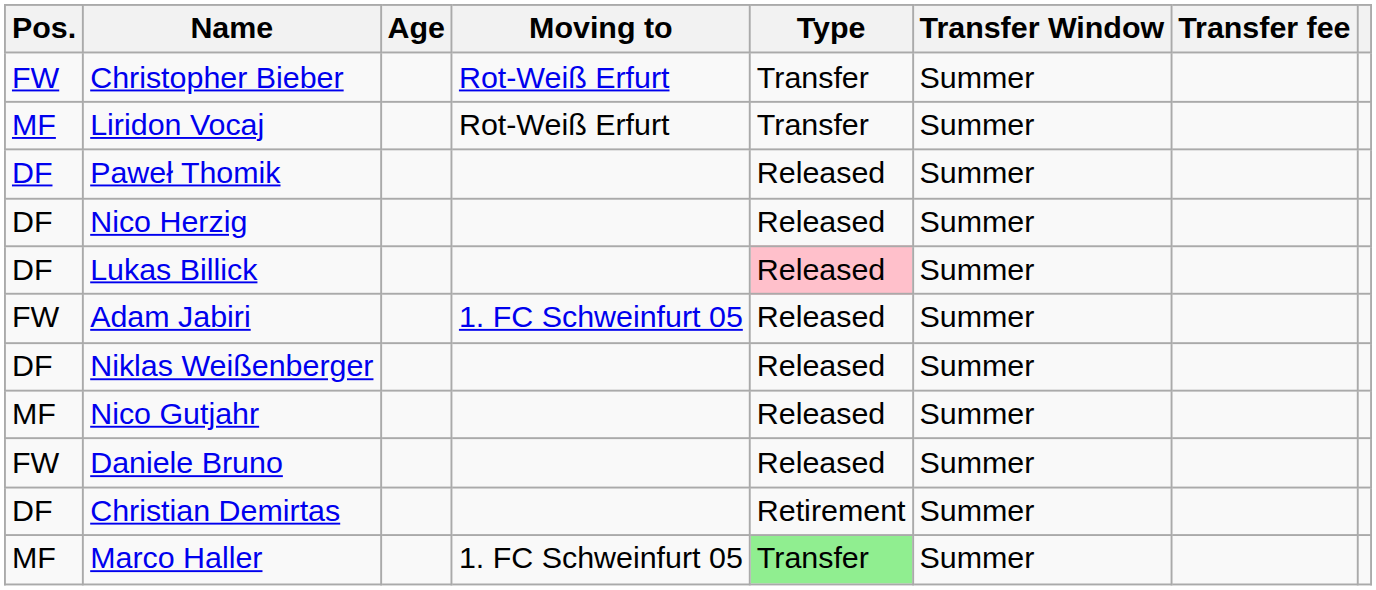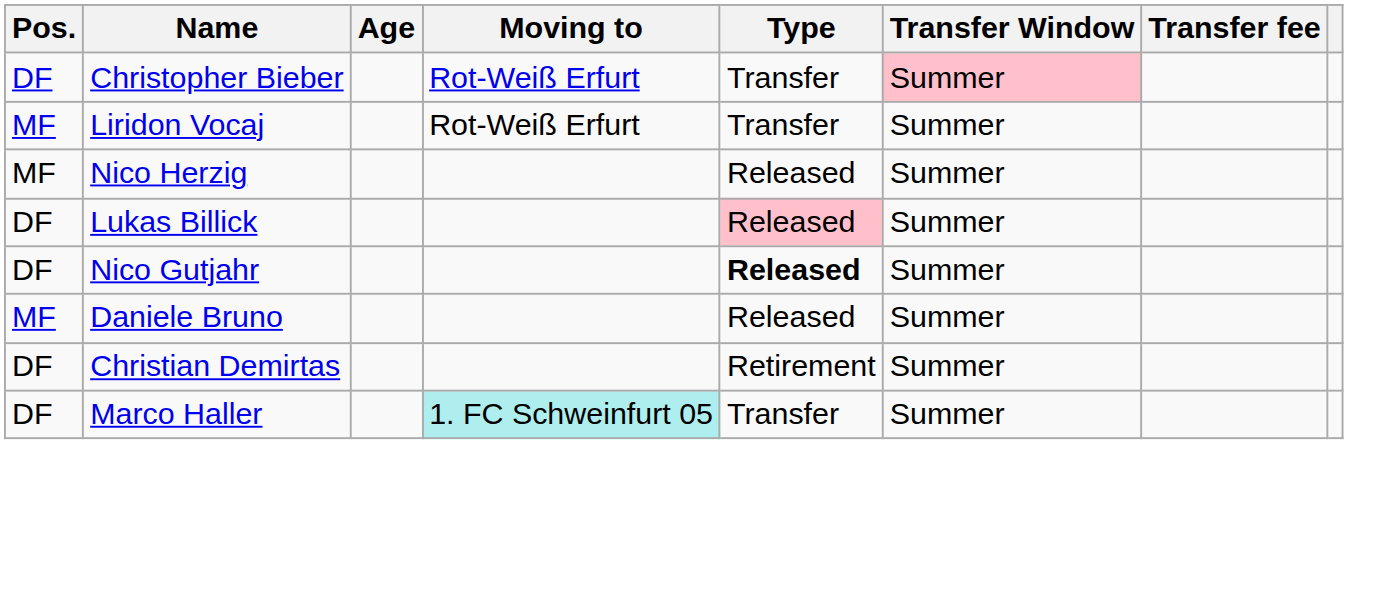(36, 76) FW -> (32, 76) DF
(977, 76) no background -> (947, 76) pink background
- row: (185, 173)
(32, 221) DF -> (34, 173) MF
- row: (170, 317)
- row: (232, 366)
(34, 414) MF -> (32, 269) DF
(821, 414) normal -> (794, 269) bold
(36, 462) FW -> (34, 317) MF
(34, 558) MF -> (32, 414) DF
(601, 558) no background -> (571, 414) paleturquoise background
(813, 558) lightgreen background -> (783, 414) no background
